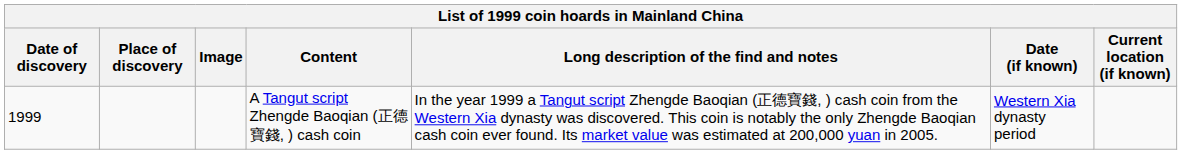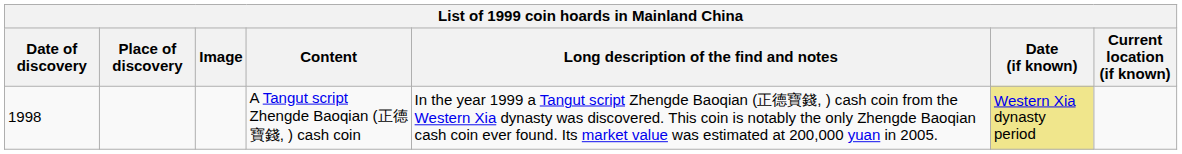(25, 117) 1999 -> (25, 117) 1998
(1035, 117) no background -> (1035, 117) khaki background
